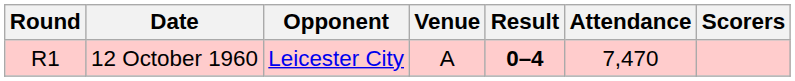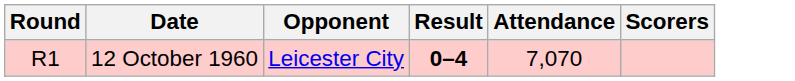- column: (447, 22)
(630, 57) 7,470 -> (554, 57) 7,070
